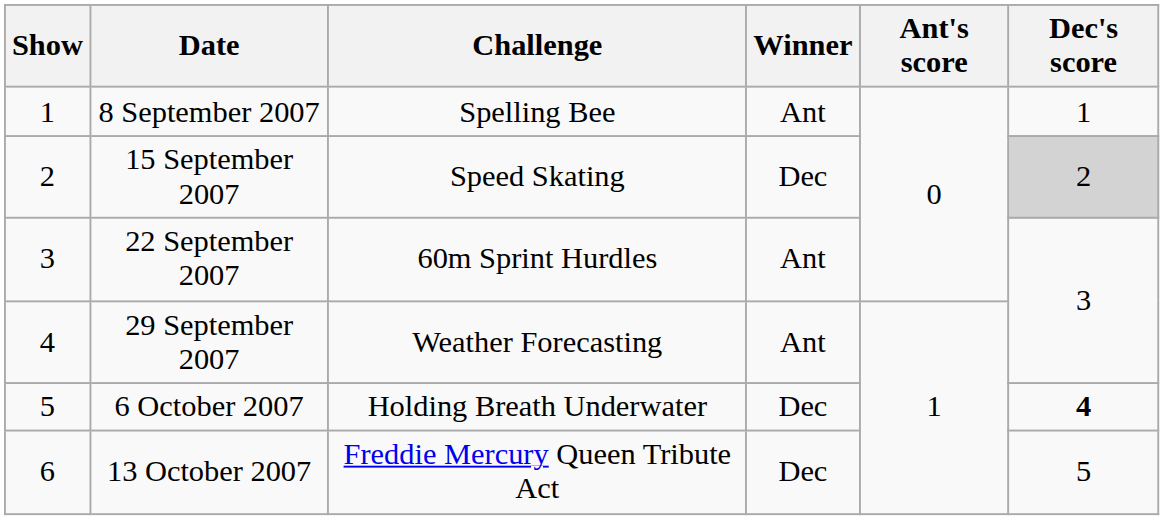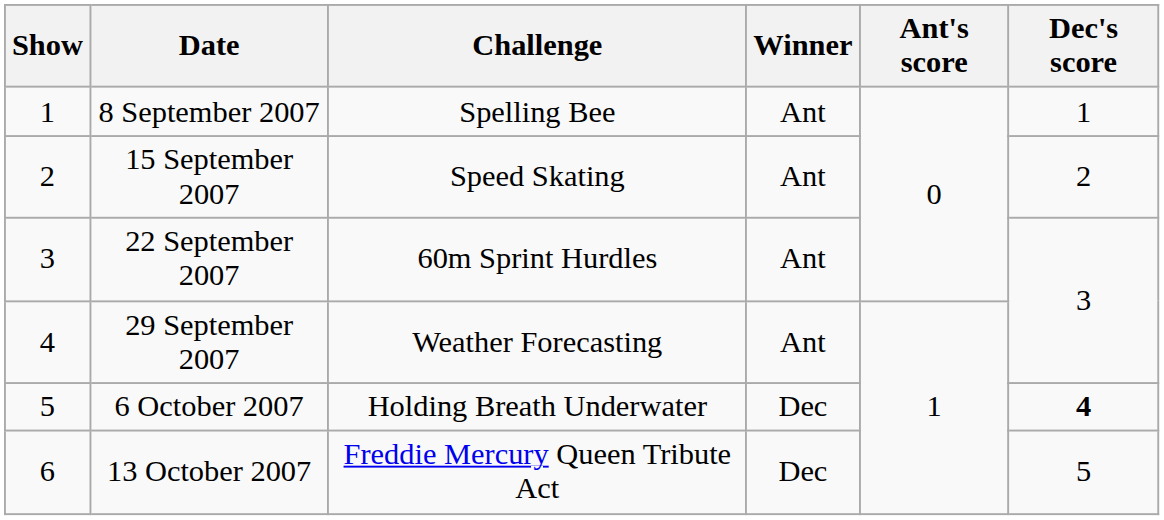(803, 176) Dec -> (803, 176) Ant
(1084, 176) lightgrey background -> (1084, 176) no background
